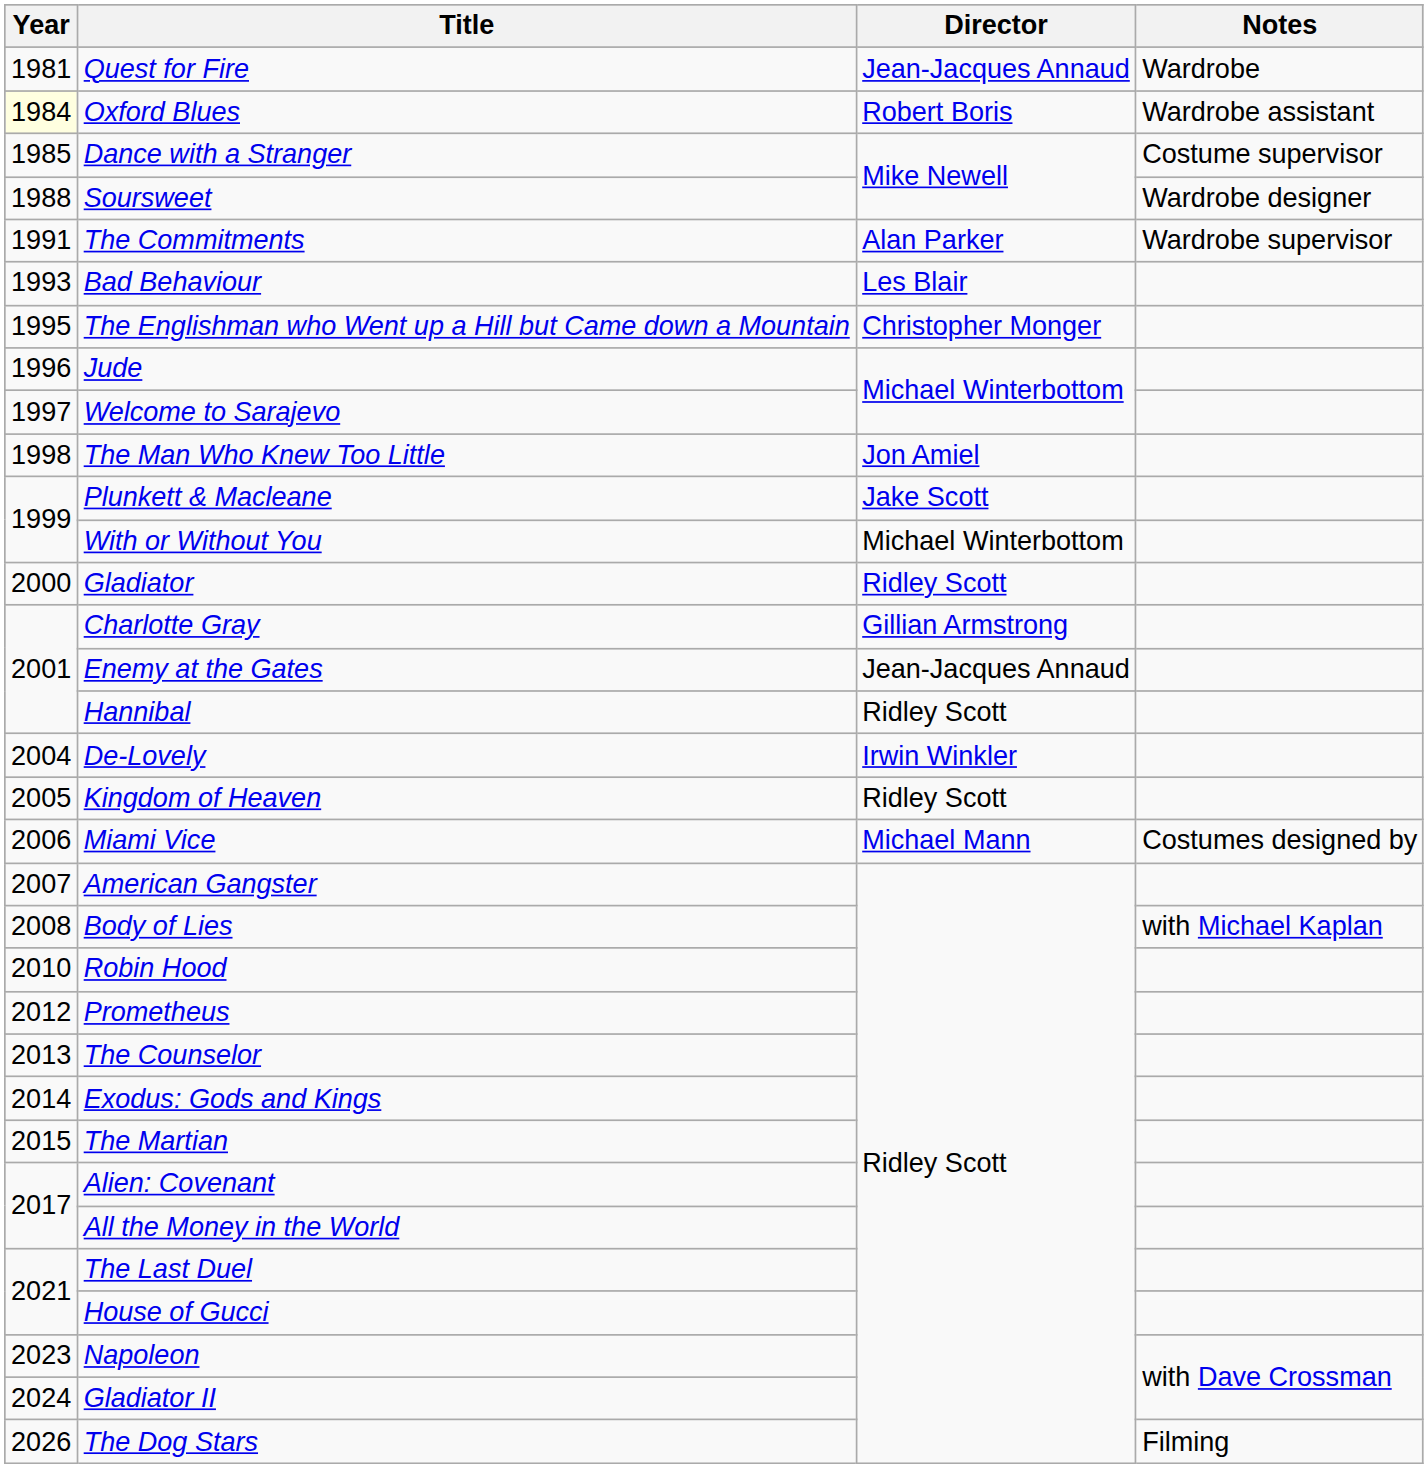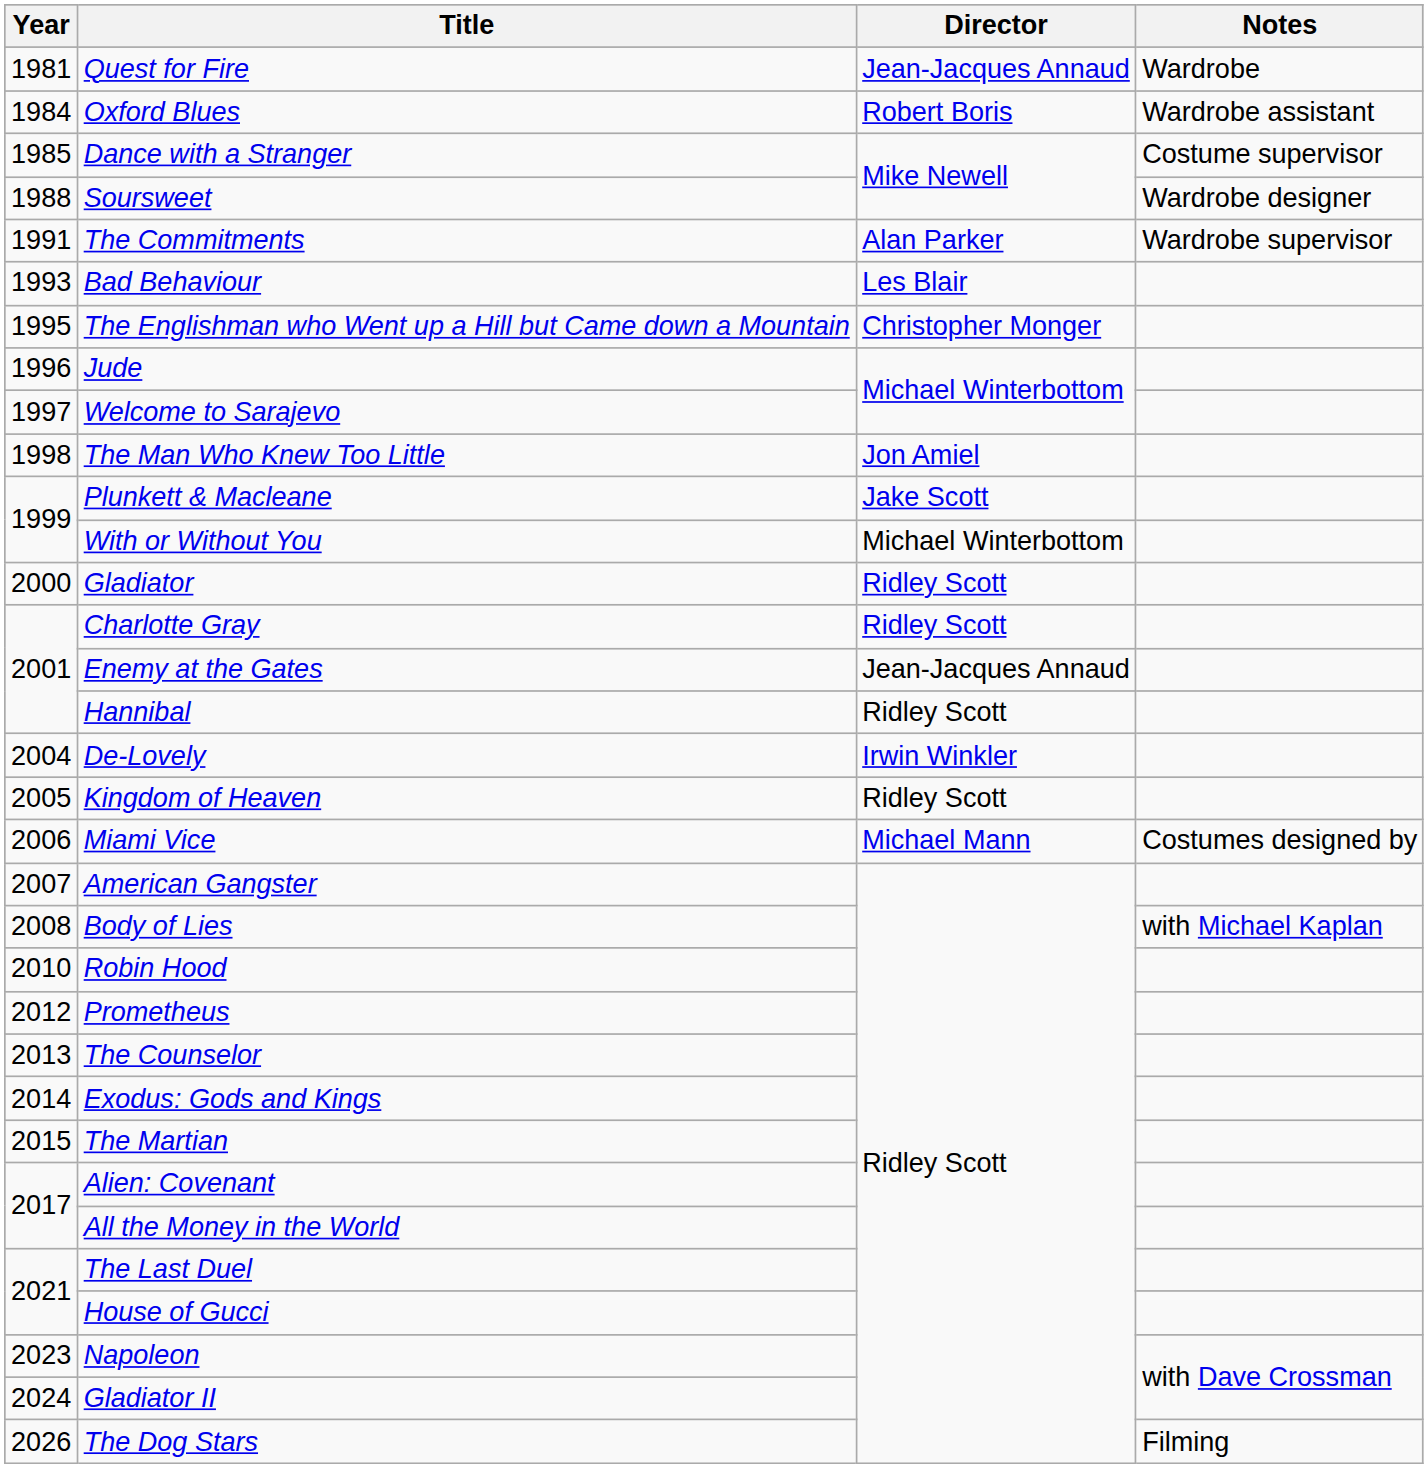(41, 111) lightyellow background -> (41, 111) no background
(965, 626) Gillian Armstrong -> (934, 626) Ridley Scott
